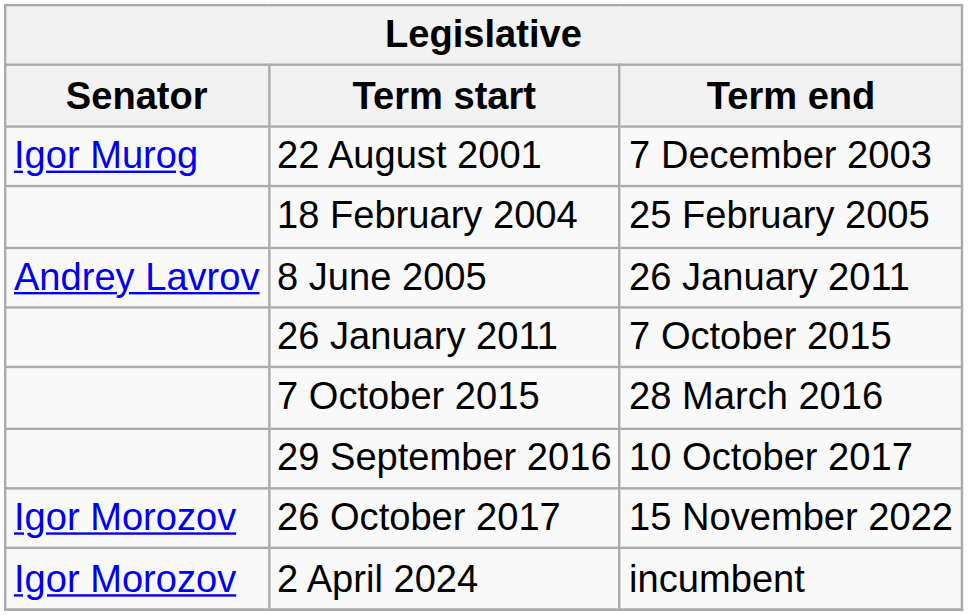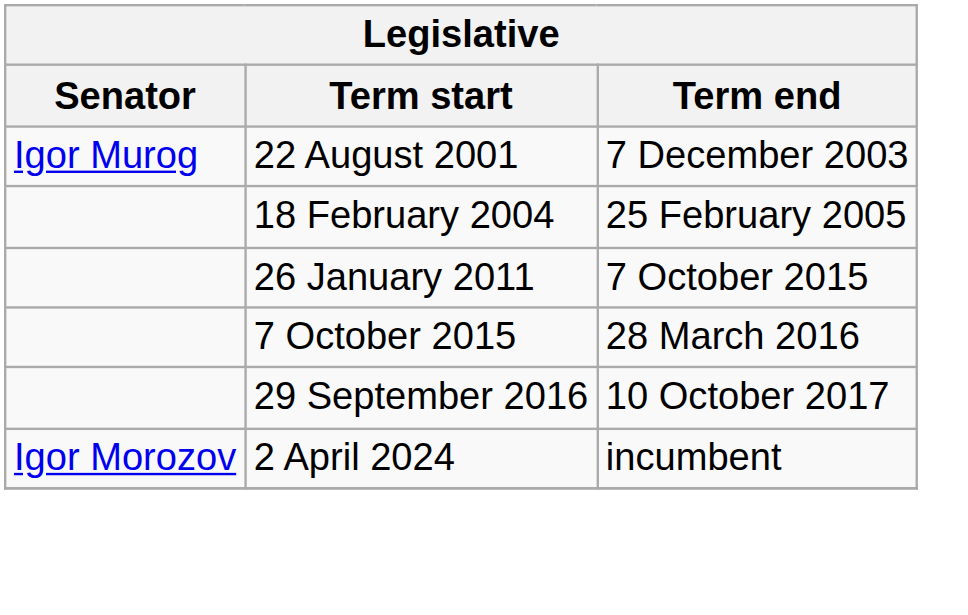- row: (382, 276)
- row: (419, 517)
